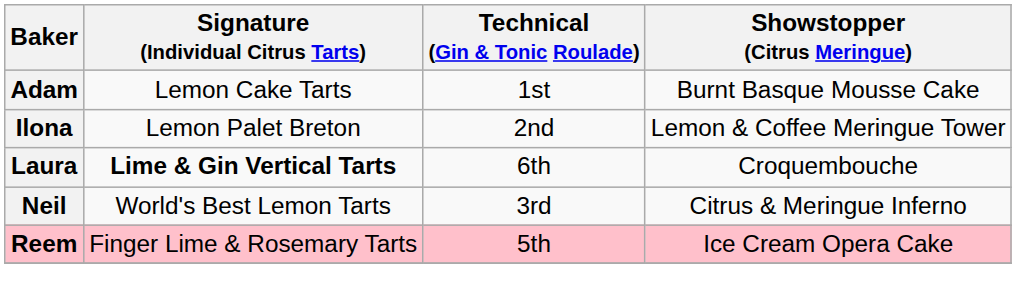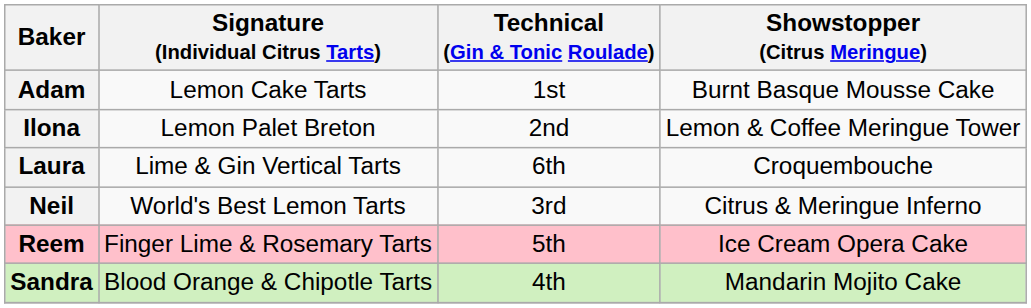(253, 166) bold -> (268, 166) normal
+ row: (52, 282)
